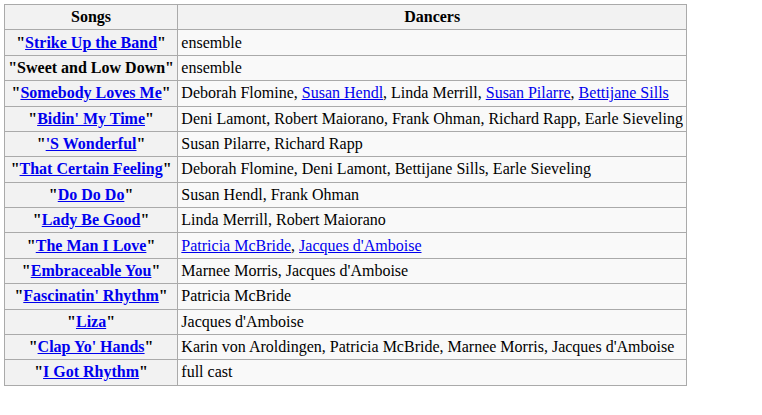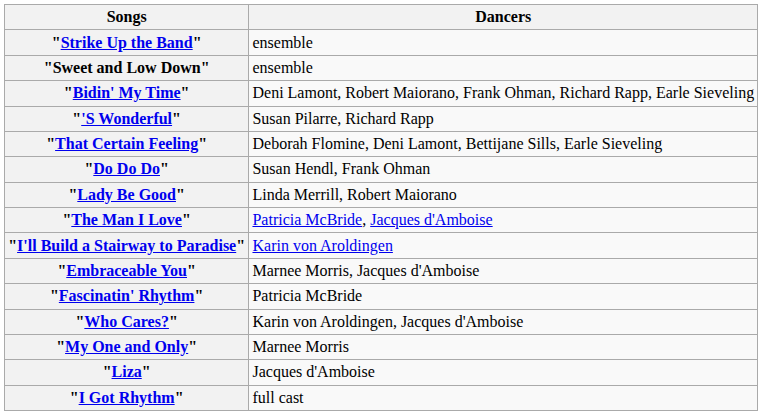- row: (91, 93)
+ row: (127, 245)
+ row: (127, 321)
+ row: (127, 347)
- row: (91, 347)
